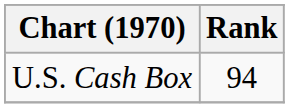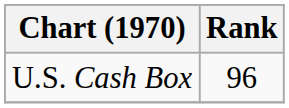(242, 77) 94 -> (242, 77) 96
